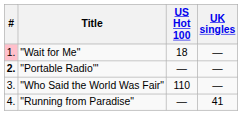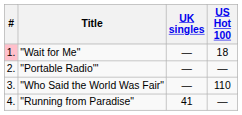columns swapped: (182, 24) <-> (217, 24)
(11, 69) bold -> (11, 69) normal
